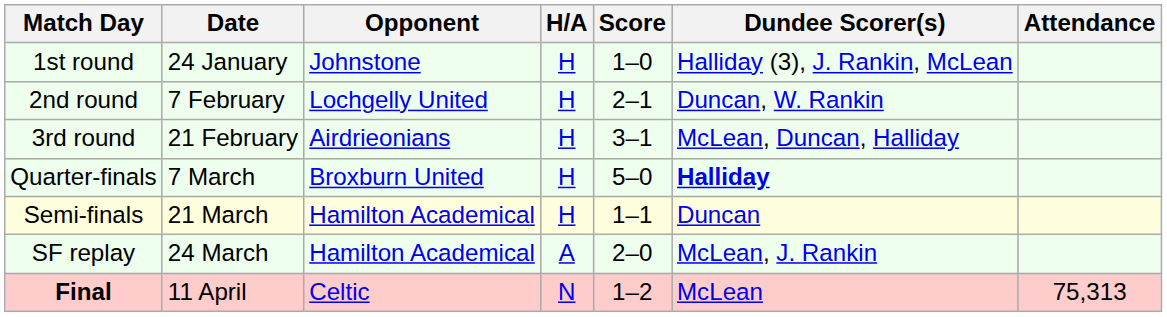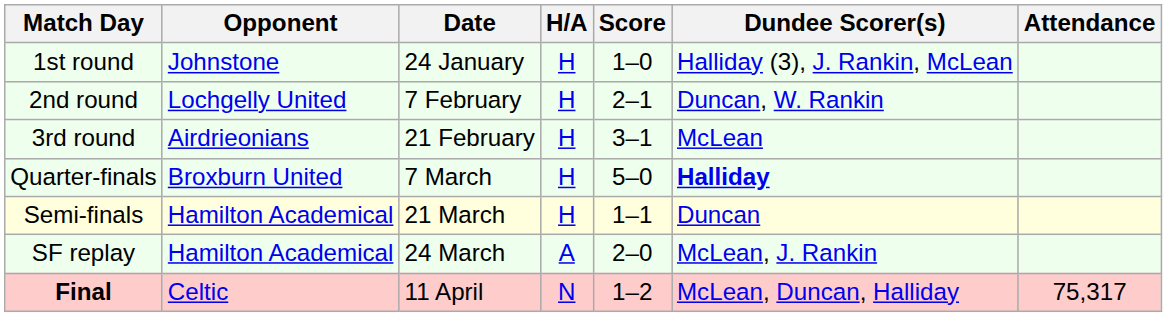columns swapped: (233, 23) <-> (422, 23)
(818, 138) McLean, Duncan, Halliday -> (720, 138) McLean
(720, 291) McLean -> (818, 291) McLean, Duncan, Halliday
(1090, 291) 75,313 -> (1090, 291) 75,317
